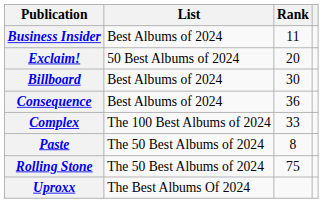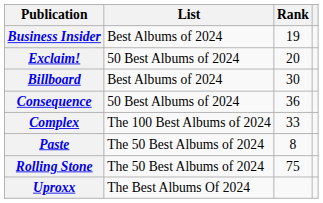(293, 36) 11 -> (293, 36) 19
(165, 101) Best Albums of 2024 -> (173, 101) 50 Best Albums of 2024
